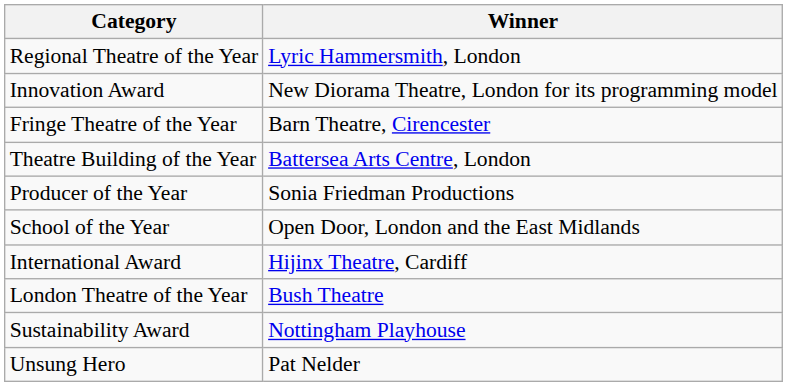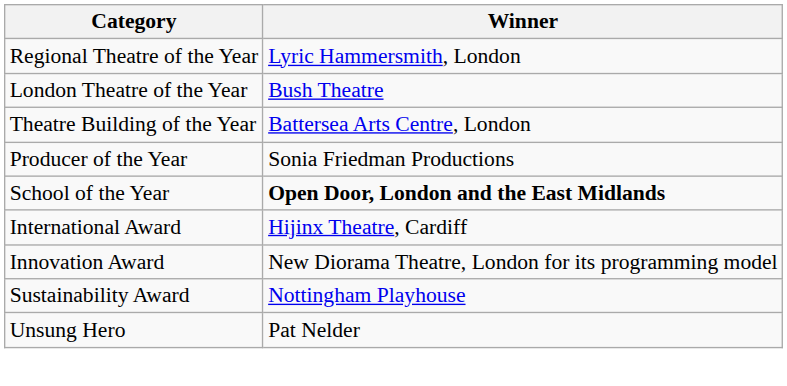rows swapped: (129, 295) <-> (87, 90)
- row: (123, 124)
(454, 227) normal -> (467, 192) bold
